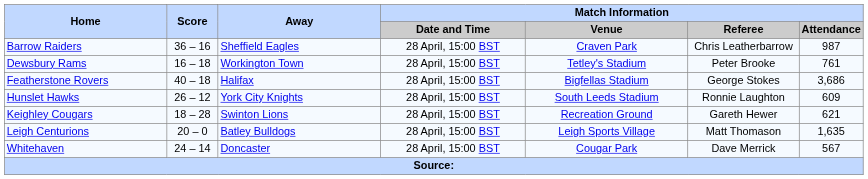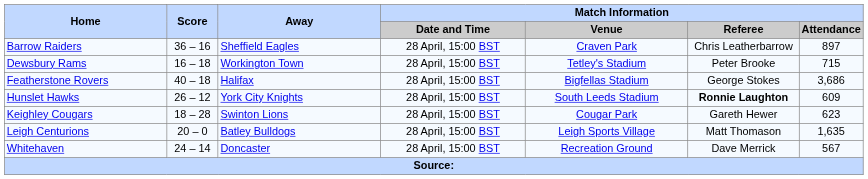(831, 46) 987 -> (831, 46) 897
(831, 64) 761 -> (831, 64) 715
(743, 98) normal -> (743, 98) bold
(607, 115) Recreation Ground -> (607, 115) Cougar Park
(831, 114) 621 -> (831, 114) 623
(607, 148) Cougar Park -> (607, 148) Recreation Ground
